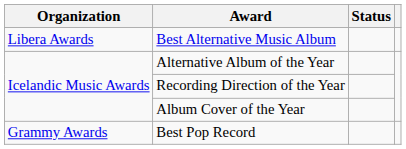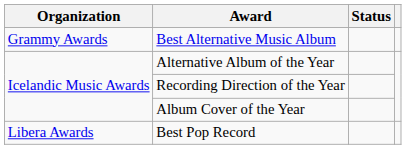(51, 39) Libera Awards -> (58, 39) Grammy Awards
(58, 132) Grammy Awards -> (51, 132) Libera Awards
